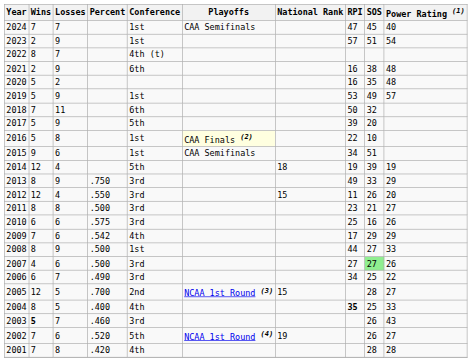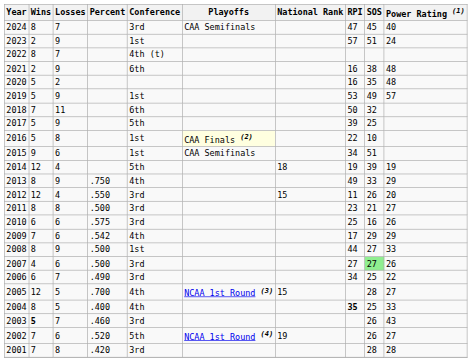(33, 27) 7 -> (33, 27) 8
(137, 27) 1st -> (137, 27) 3rd
(391, 41) 54 -> (391, 41) 24
(372, 124) 20 -> (372, 124) 25
(137, 181) 3rd -> (137, 181) 4th
(137, 292) 2nd -> (137, 292) 4th
(137, 350) 4th -> (137, 350) 3rd
